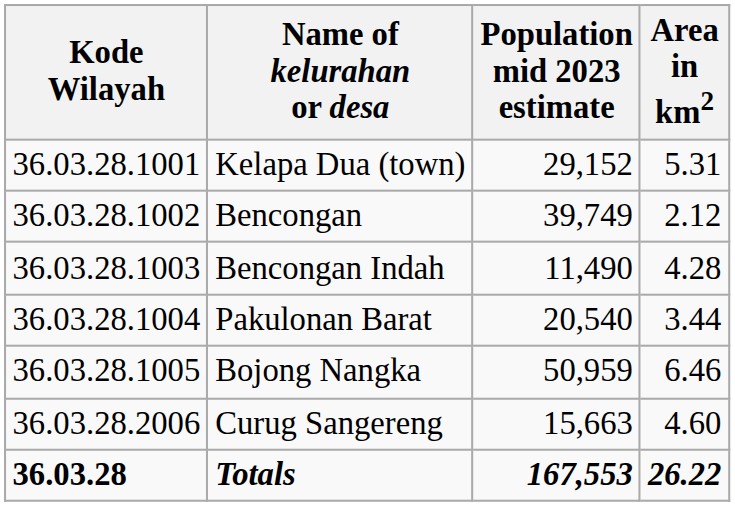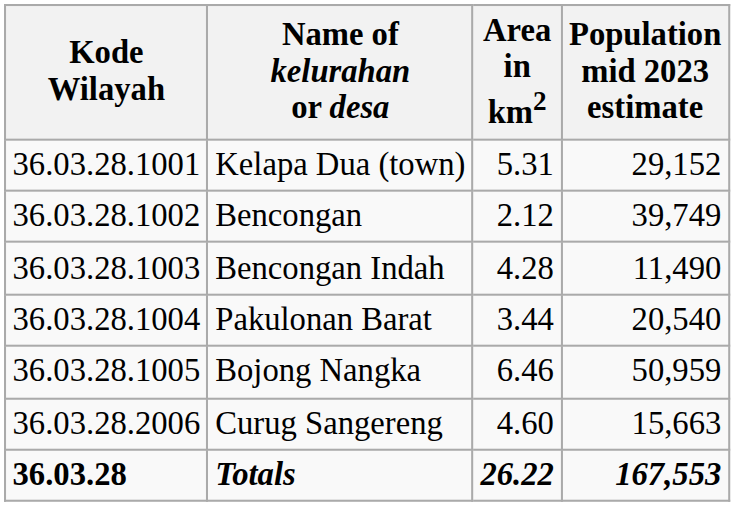columns swapped: (685, 71) <-> (557, 71)
